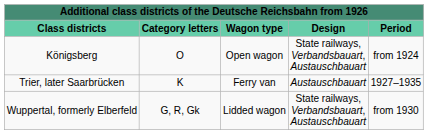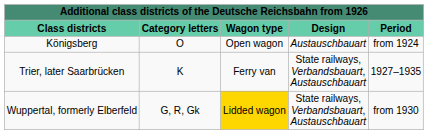(328, 55) State railways, Verbandsbauart, Austauschbauart -> (328, 44) Austauschbauart
(328, 83) Austauschbauart -> (328, 71) State railways, Verbandsbauart, Austauschbauart
(254, 110) no background -> (254, 110) gold background
